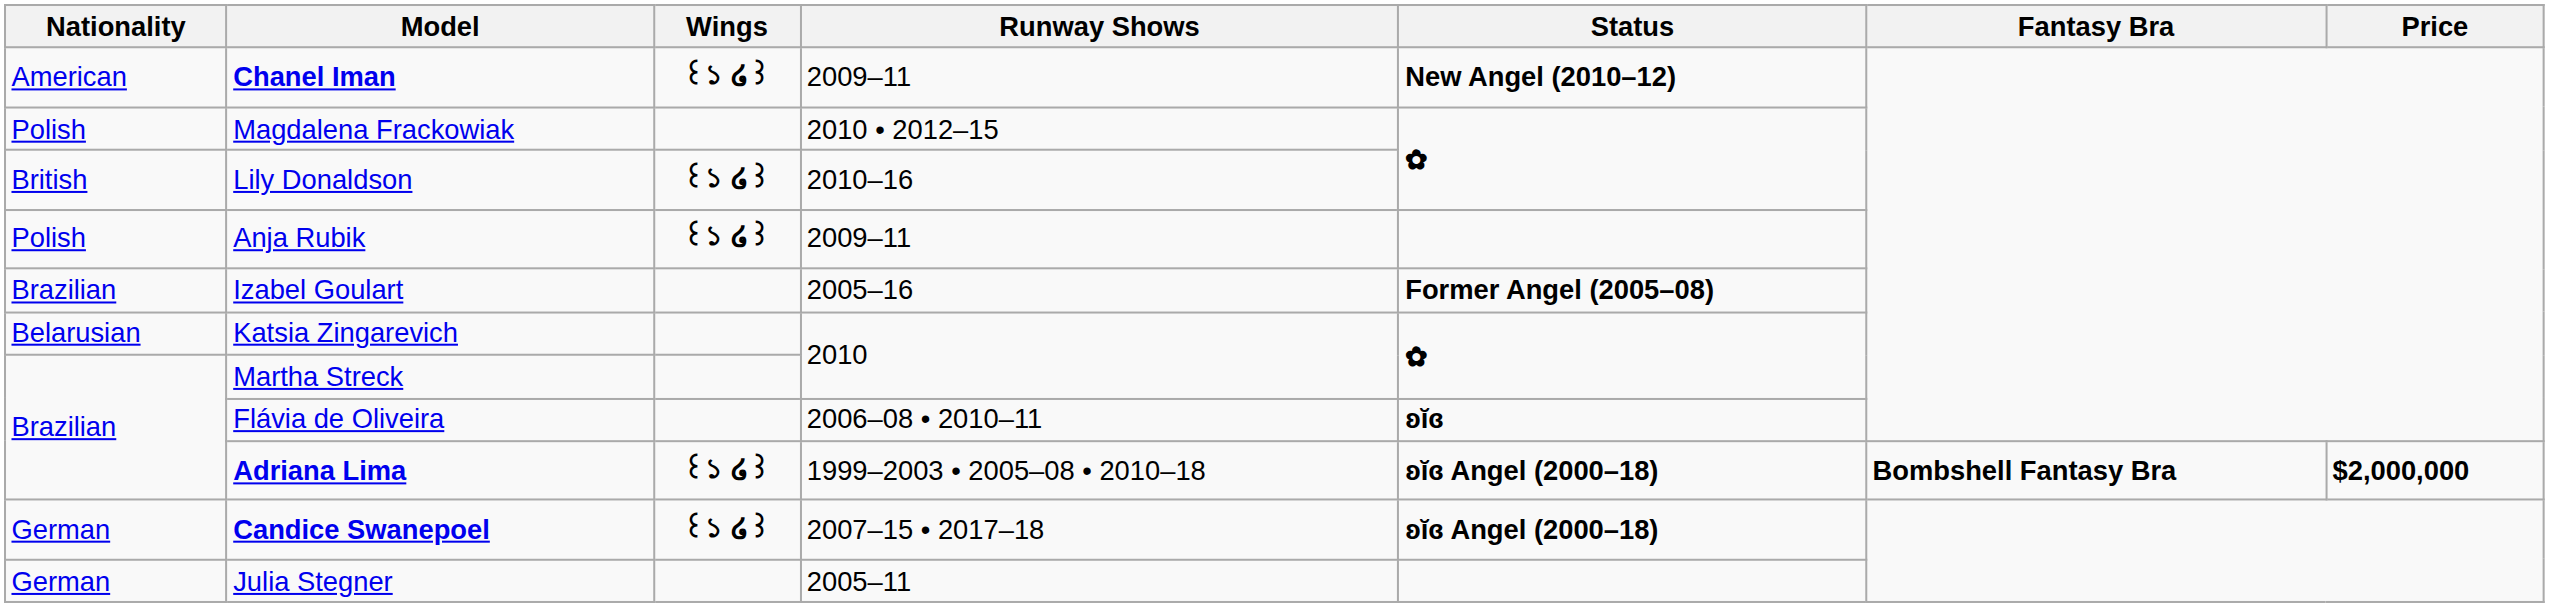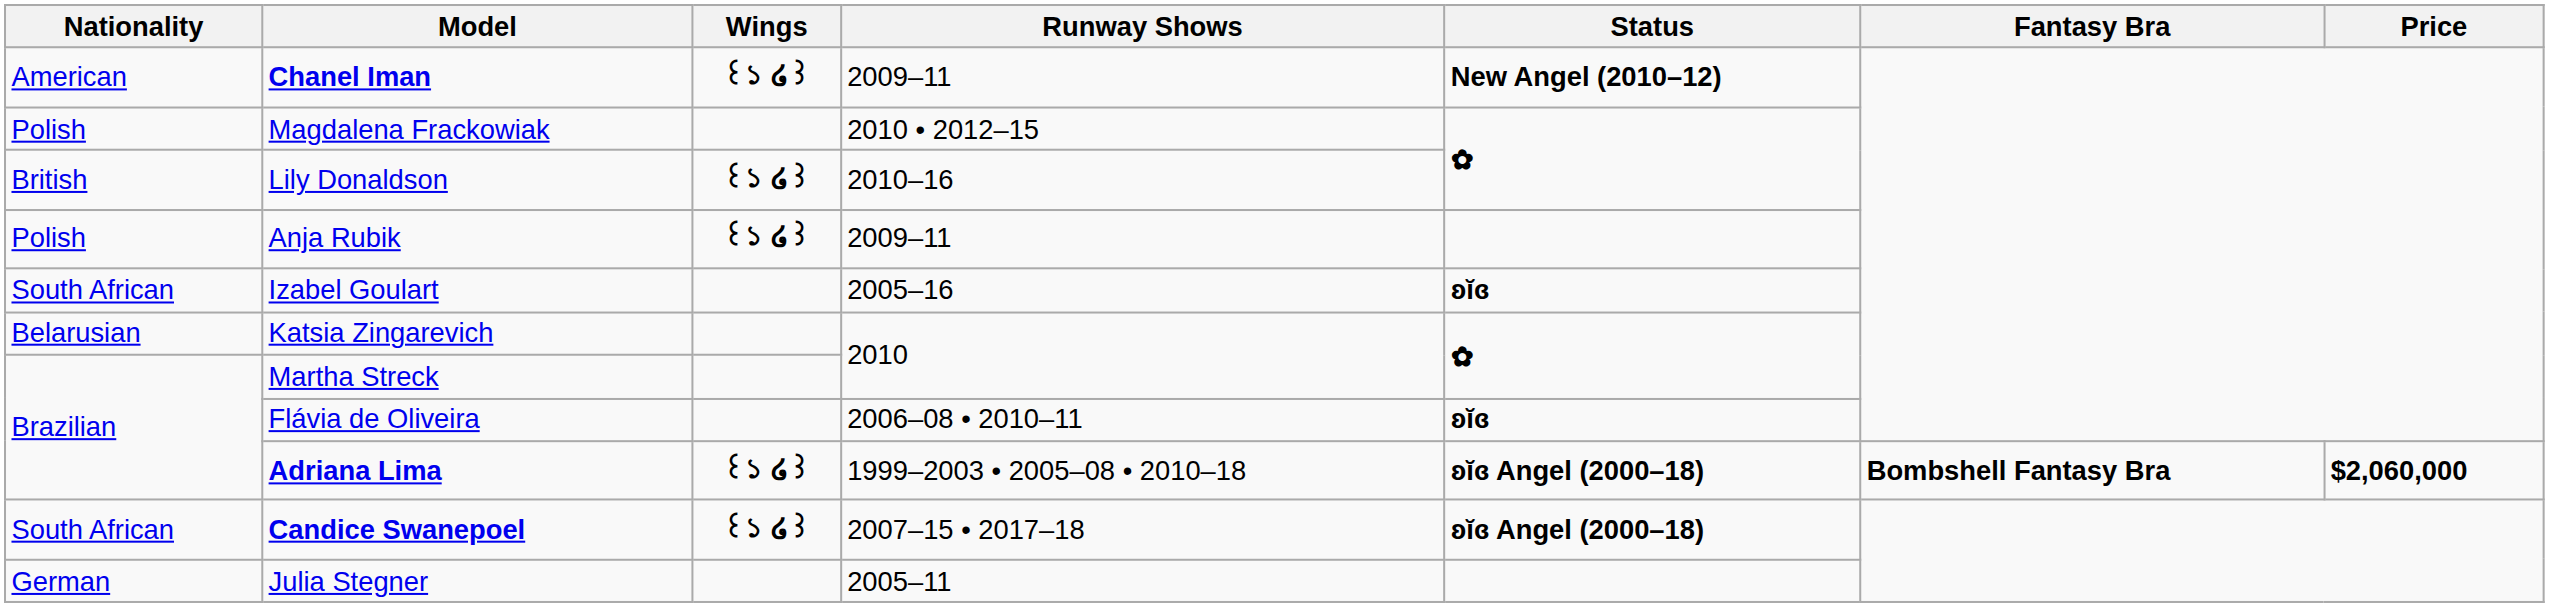(64, 290) Brazilian -> (93, 290) South African
(1560, 290) Former Angel (2005–08) -> (1470, 290) ʚĭɞ
(2401, 470) $2,000,000 -> (2399, 470) $2,060,000
(61, 529) German -> (93, 529) South African
